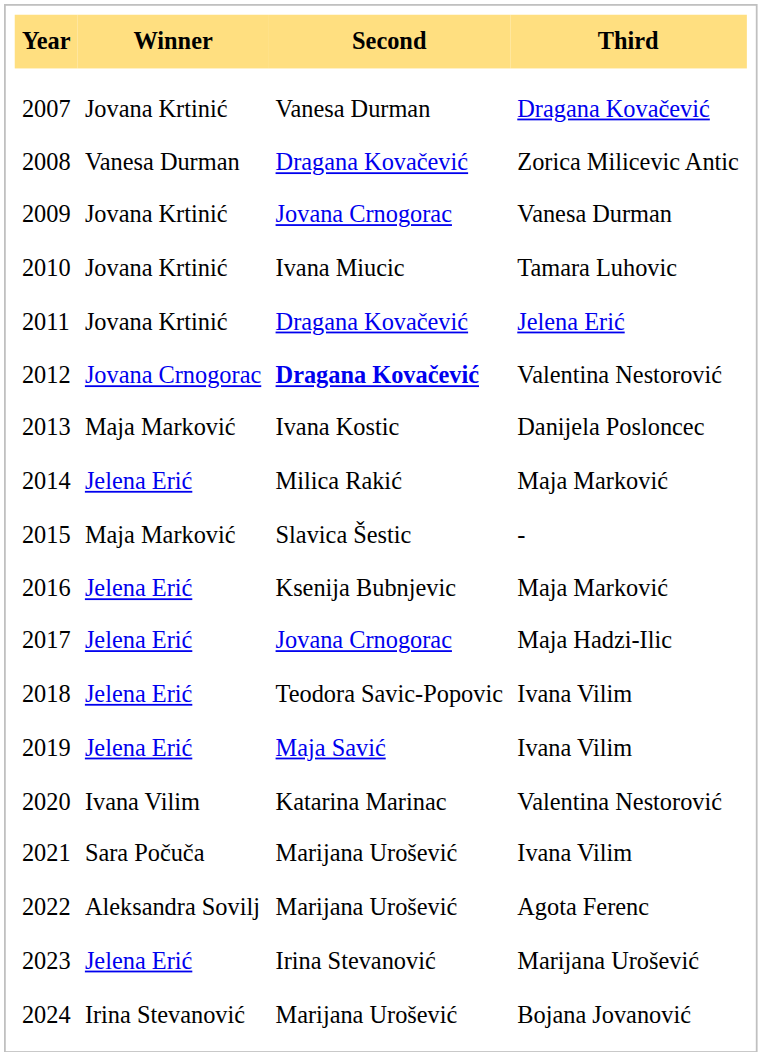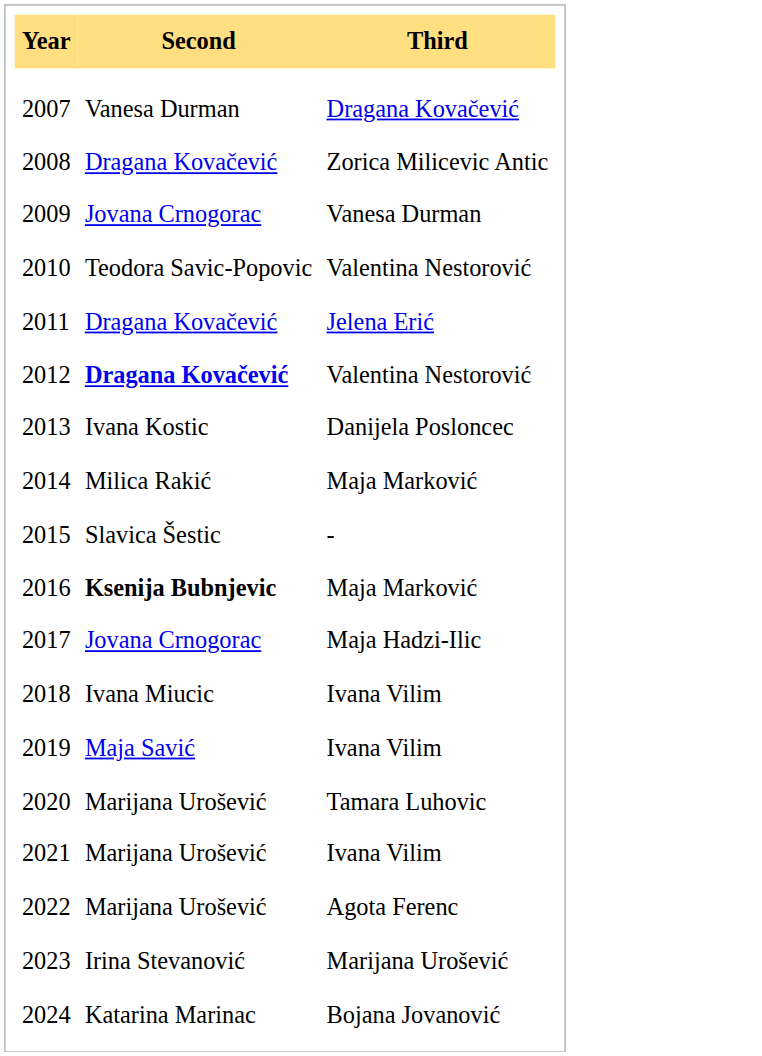- column: (173, 41)
(340, 268) Ivana Miucic -> (199, 268) Teodora Savic-Popovic
(597, 268) Tamara Luhovic -> (429, 268) Valentina Nestorović
(366, 588) normal -> (181, 588) bold
(389, 694) Teodora Savic-Popovic -> (149, 694) Ivana Miucic
(361, 801) Katarina Marinac -> (176, 801) Marijana Urošević
(620, 801) Valentina Nestorović -> (406, 801) Tamara Luhovic
(366, 1014) Marijana Urošević -> (170, 1014) Katarina Marinac
